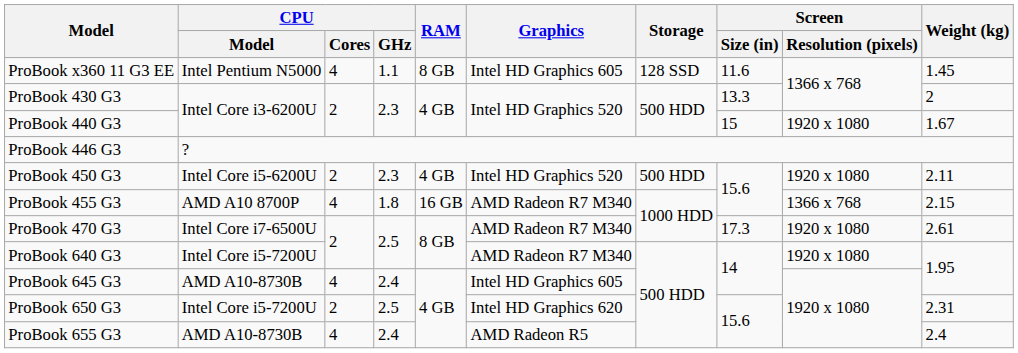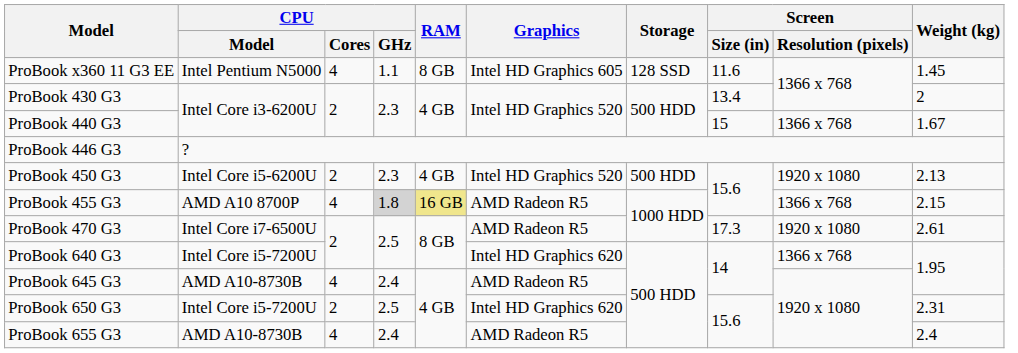(735, 96) 13.3 -> (726, 96) 13.4
(828, 123) 1920 x 1080 -> (814, 123) 1366 x 768
(940, 176) 2.11 -> (931, 176) 2.13
(388, 202) no background -> (388, 202) lightgrey background
(441, 202) no background -> (441, 202) khaki background
(551, 202) AMD Radeon R7 M340 -> (529, 202) AMD Radeon R5
(551, 228) AMD Radeon R7 M340 -> (529, 228) AMD Radeon R5
(551, 255) AMD Radeon R7 M340 -> (547, 255) Intel HD Graphics 620
(828, 255) 1920 x 1080 -> (814, 255) 1366 x 768
(547, 281) Intel HD Graphics 605 -> (529, 281) AMD Radeon R5
